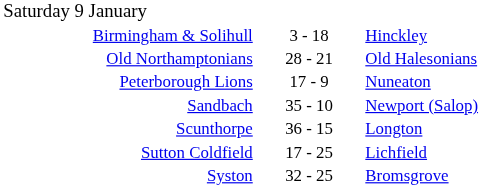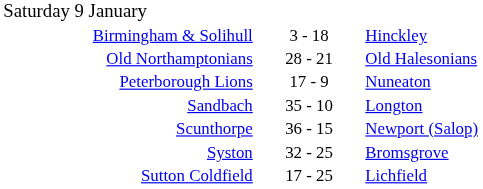(422, 105) Newport (Salop) -> (394, 105) Longton
(394, 128) Longton -> (422, 128) Newport (Salop)
rows swapped: (197, 152) <-> (230, 175)
